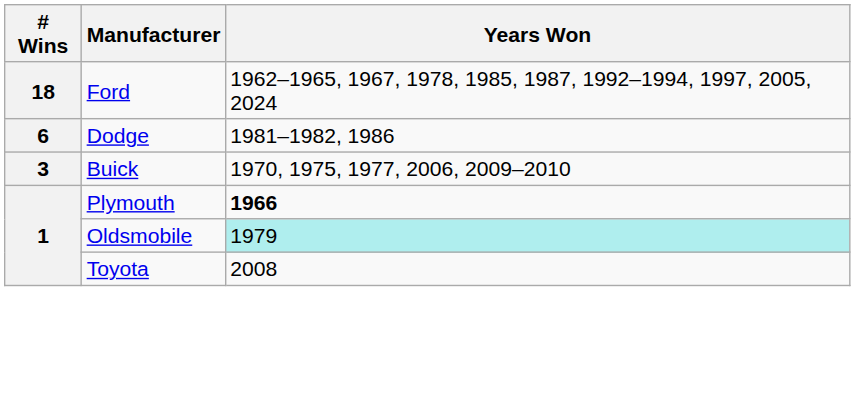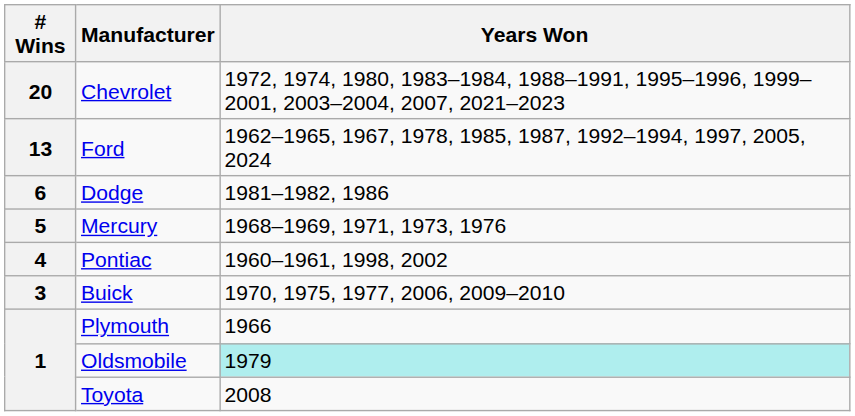+ row: (126, 90)
(43, 90) 18 -> (40, 148) 13
+ row: (119, 226)
+ row: (116, 260)
(254, 203) bold -> (248, 327) normal
